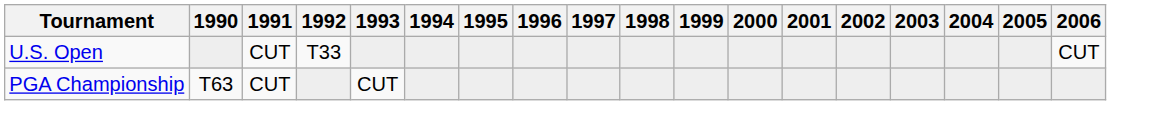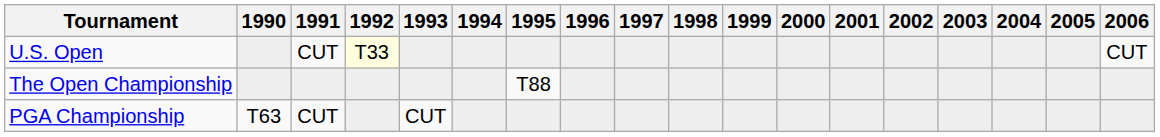(324, 52) no background -> (372, 52) lightyellow background
+ row: (121, 84)
